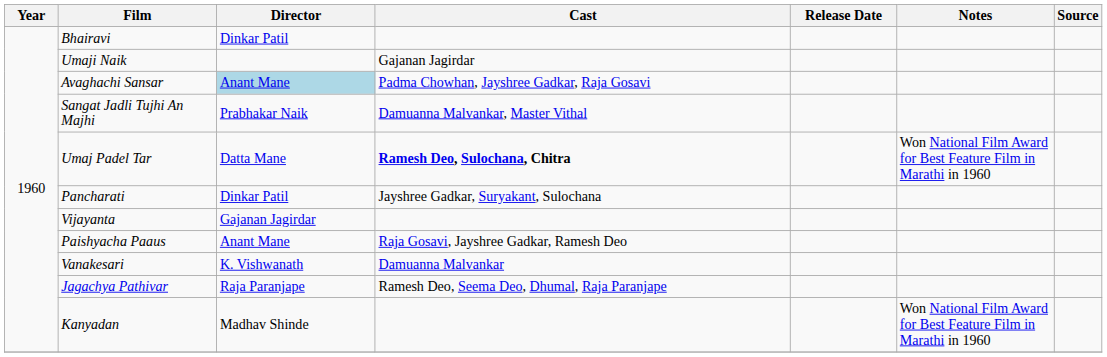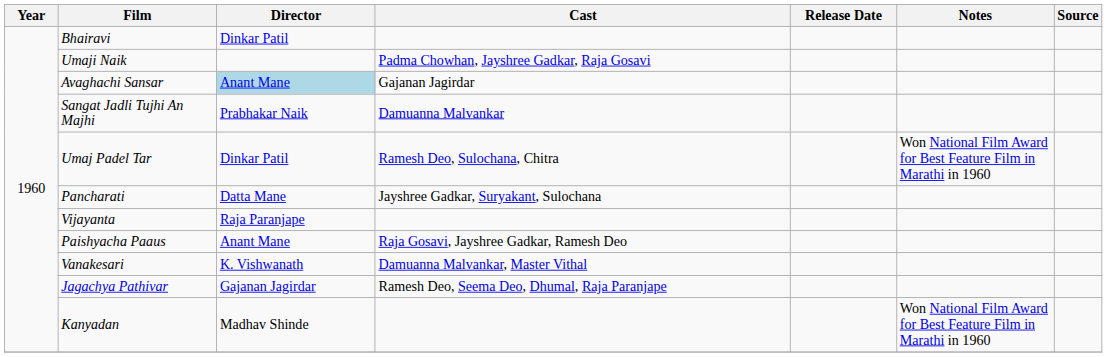(426, 60) Gajanan Jagirdar -> (515, 60) Padma Chowhan, Jayshree Gadkar, Raja Gosavi
(515, 82) Padma Chowhan, Jayshree Gadkar, Raja Gosavi -> (426, 82) Gajanan Jagirdar
(483, 112) Damuanna Malvankar, Master Vithal -> (441, 112) Damuanna Malvankar
(253, 158) Datta Mane -> (254, 158) Dinkar Patil
(475, 158) bold -> (469, 158) normal
(254, 197) Dinkar Patil -> (253, 197) Datta Mane
(268, 219) Gajanan Jagirdar -> (262, 219) Raja Paranjape
(441, 264) Damuanna Malvankar -> (483, 264) Damuanna Malvankar, Master Vithal
(262, 286) Raja Paranjape -> (268, 286) Gajanan Jagirdar
